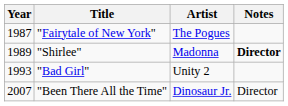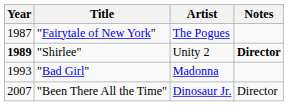(19, 52) normal -> (19, 52) bold
(196, 52) Madonna -> (191, 52) Unity 2
(191, 71) Unity 2 -> (196, 71) Madonna
